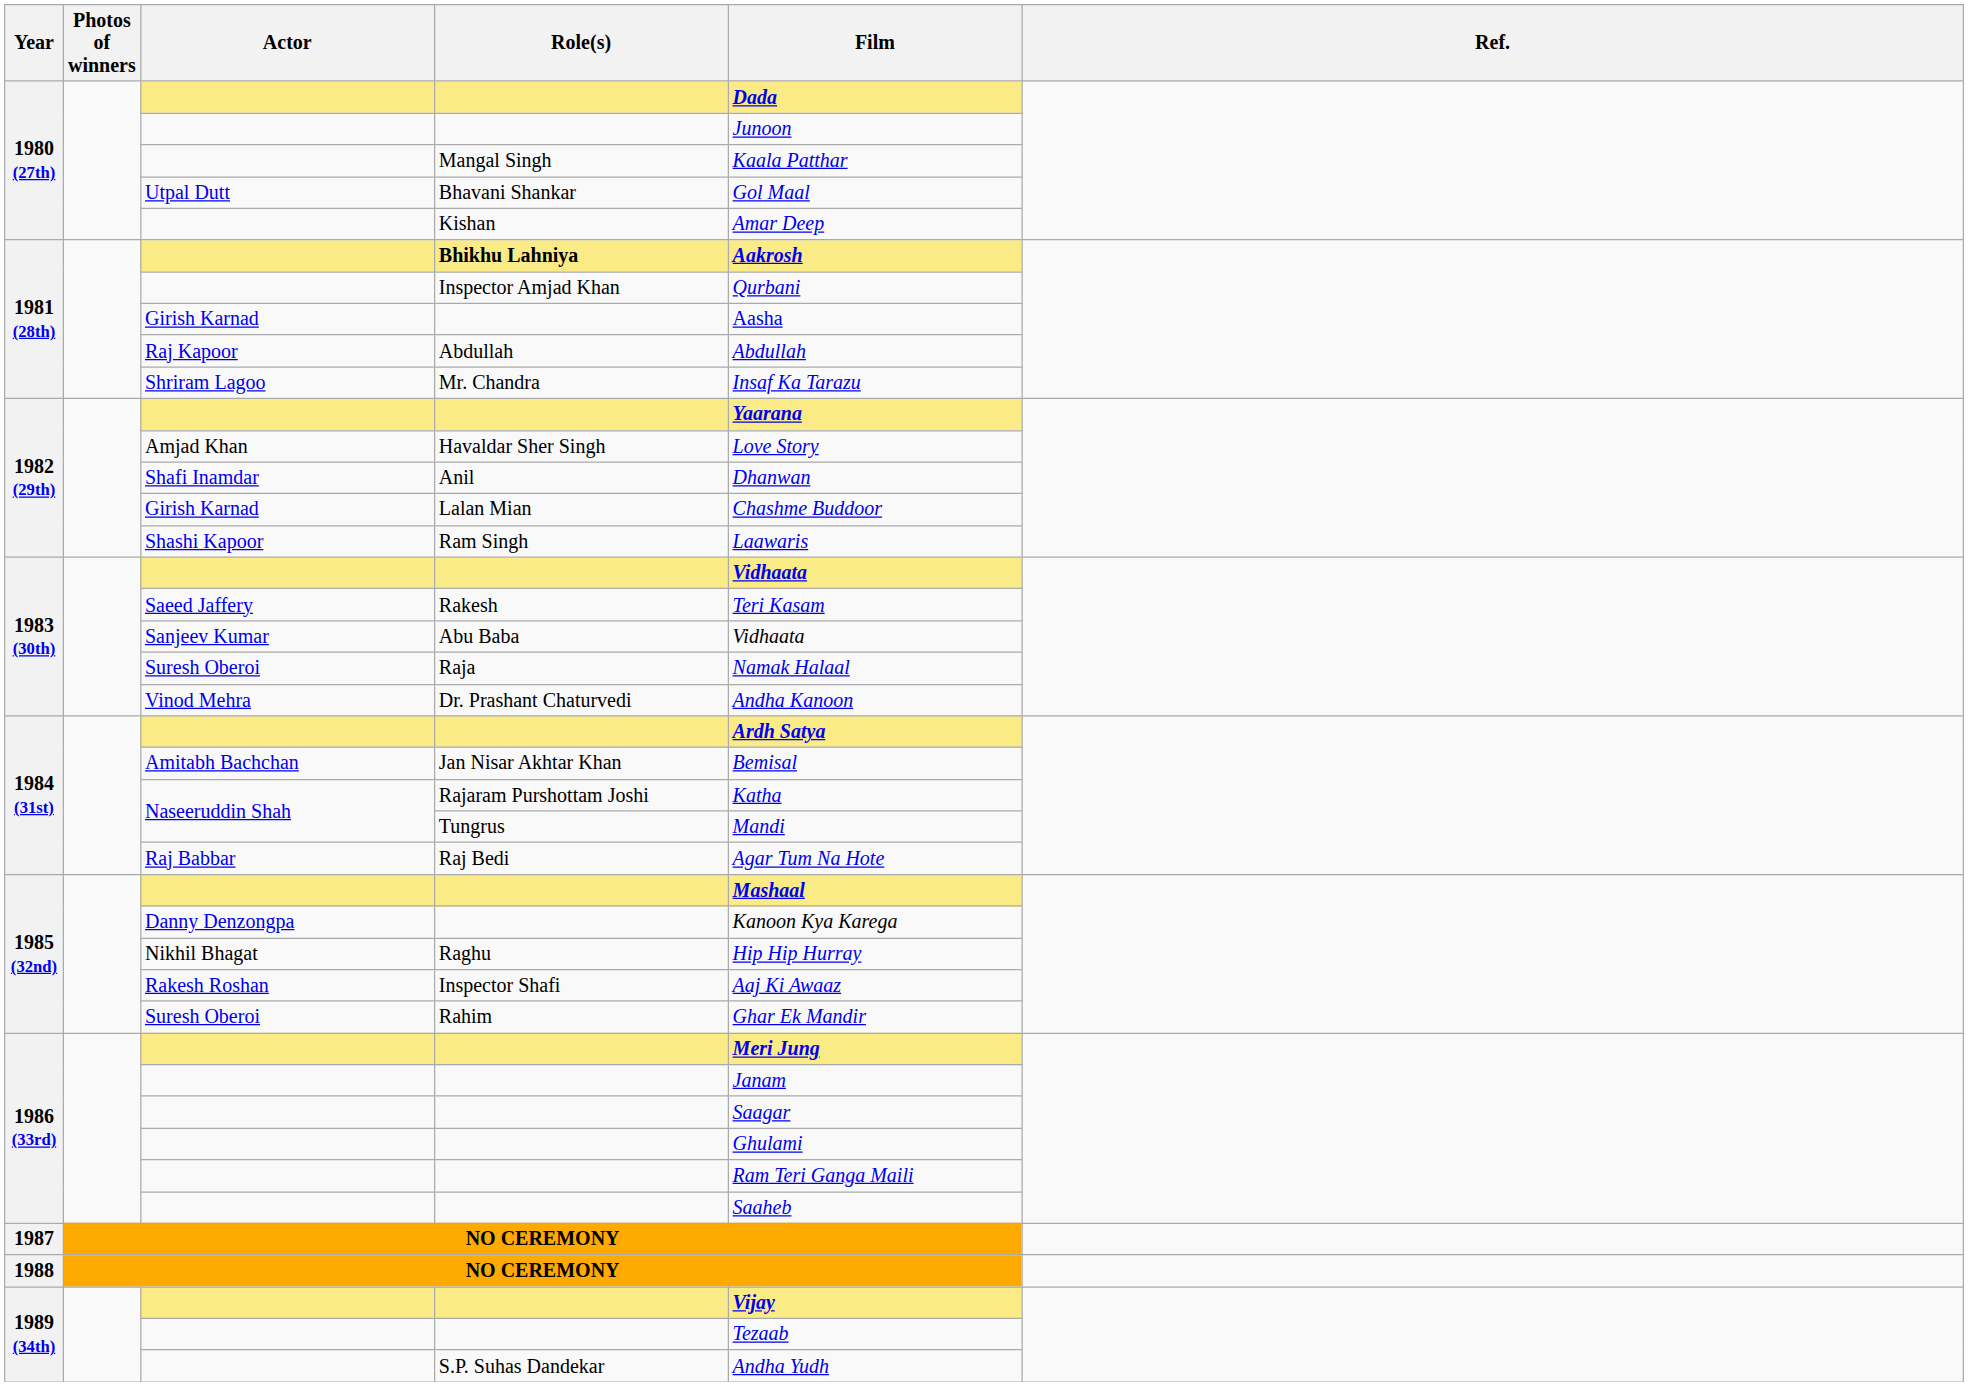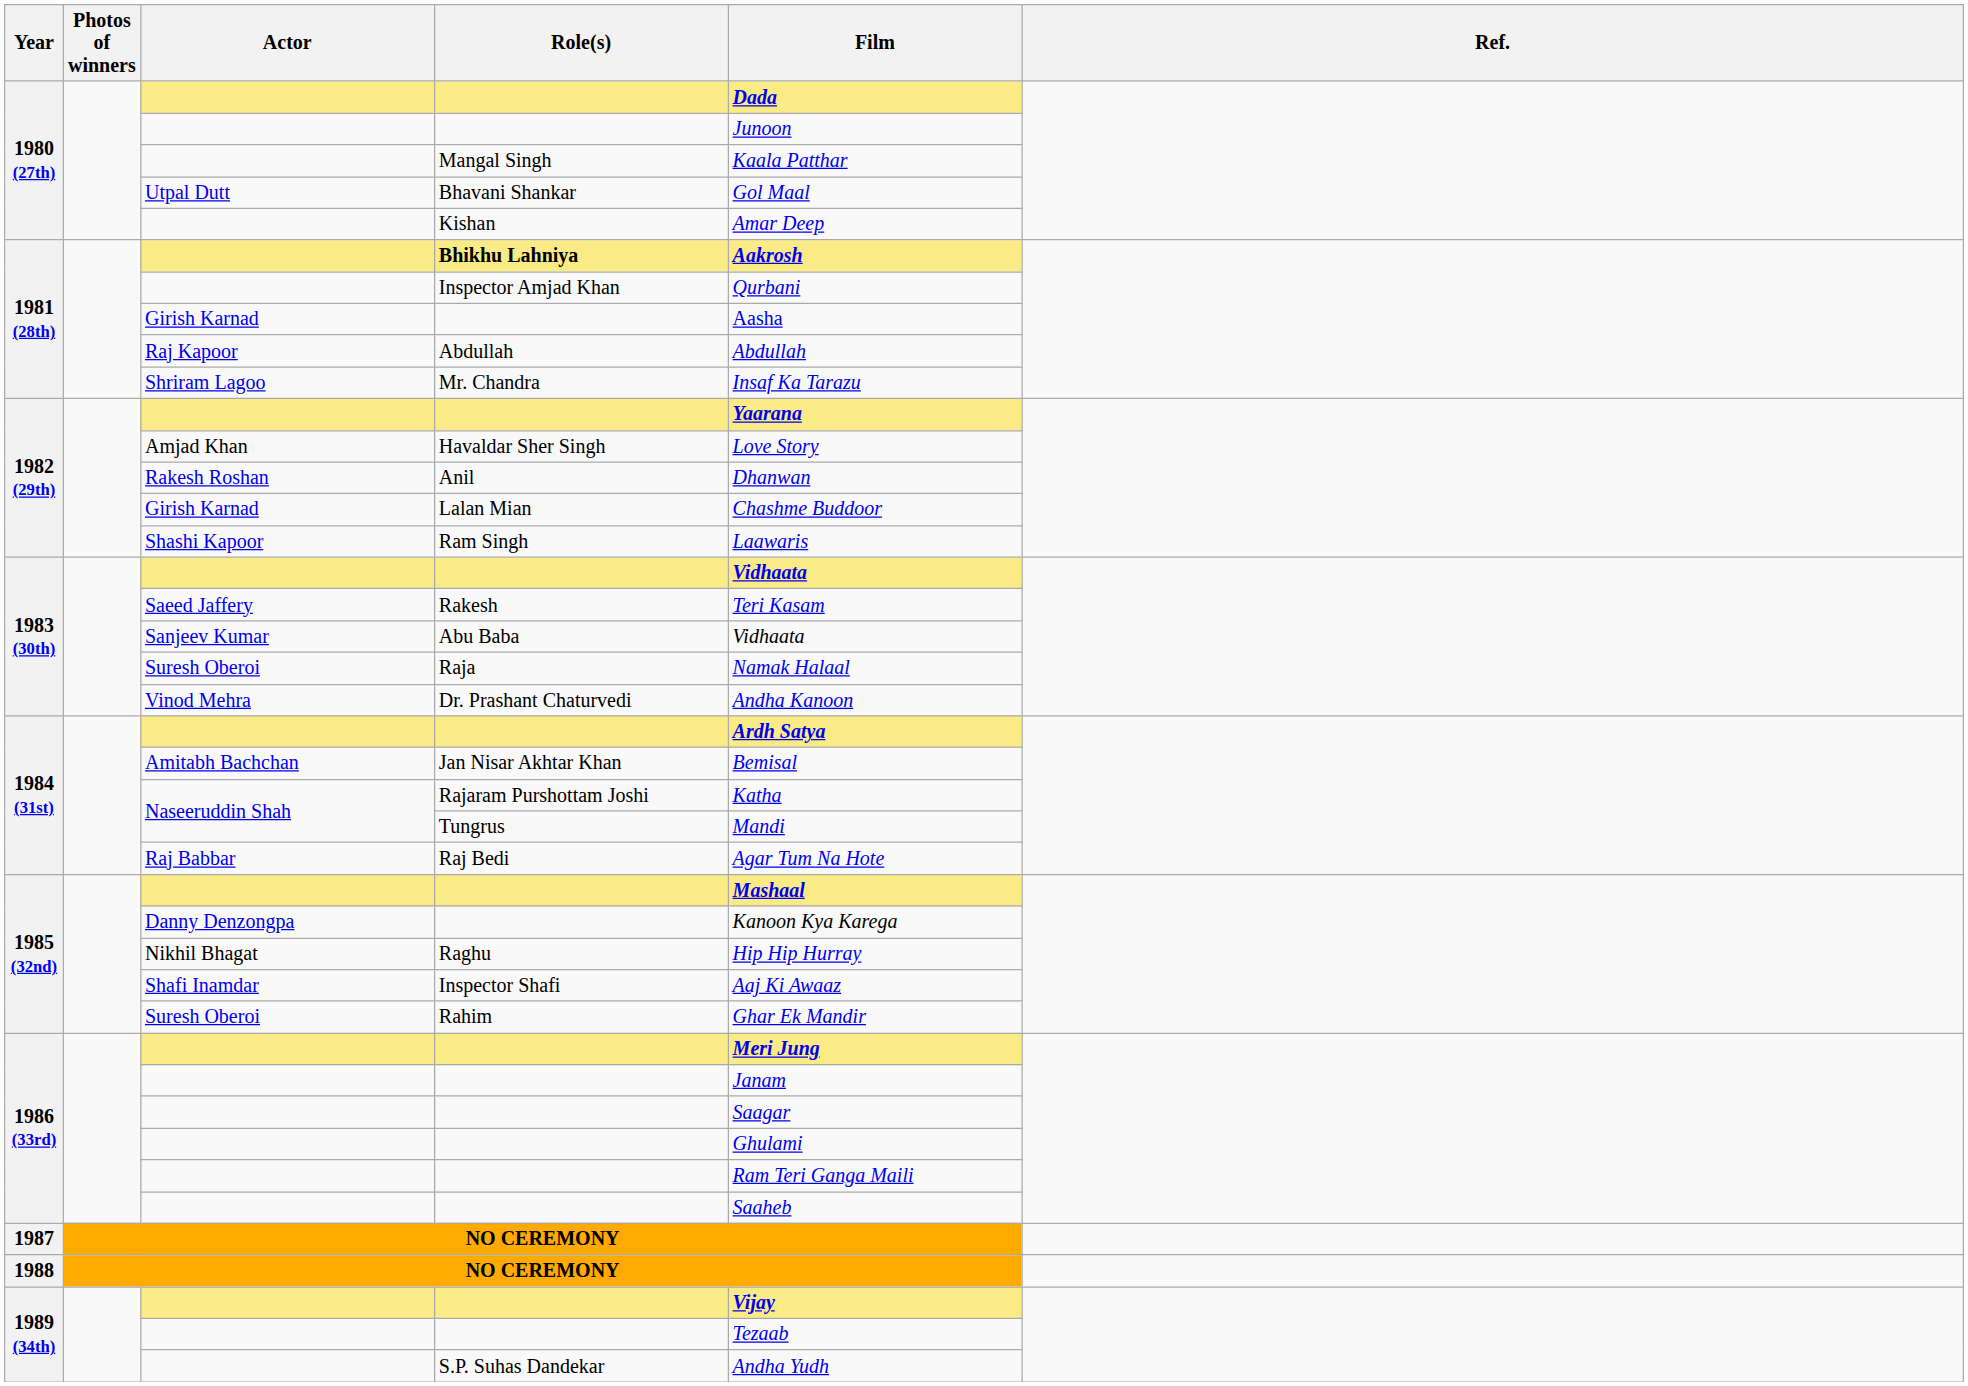(202, 477) Shafi Inamdar -> (207, 477) Rakesh Roshan
(207, 985) Rakesh Roshan -> (202, 985) Shafi Inamdar
